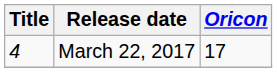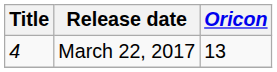(215, 51) 17 -> (215, 51) 13
